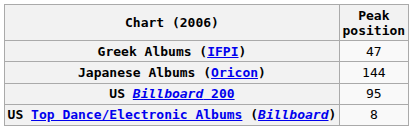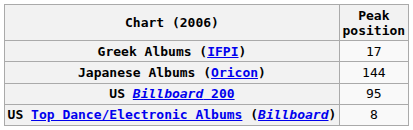(374, 51) 47 -> (374, 51) 17
